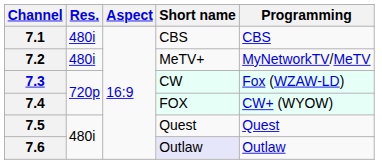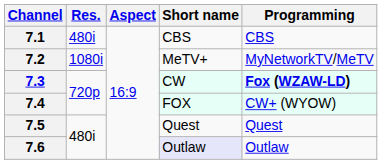(82, 59) 480i -> (86, 59) 1080i
(293, 81) normal -> (298, 81) bold
